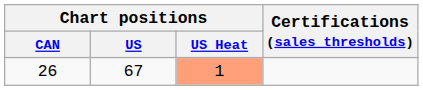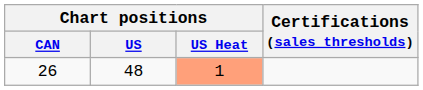(133, 71) 67 -> (133, 71) 48
